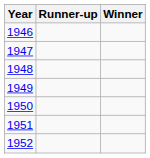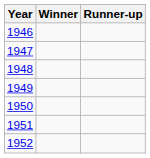columns swapped: (123, 14) <-> (68, 14)
